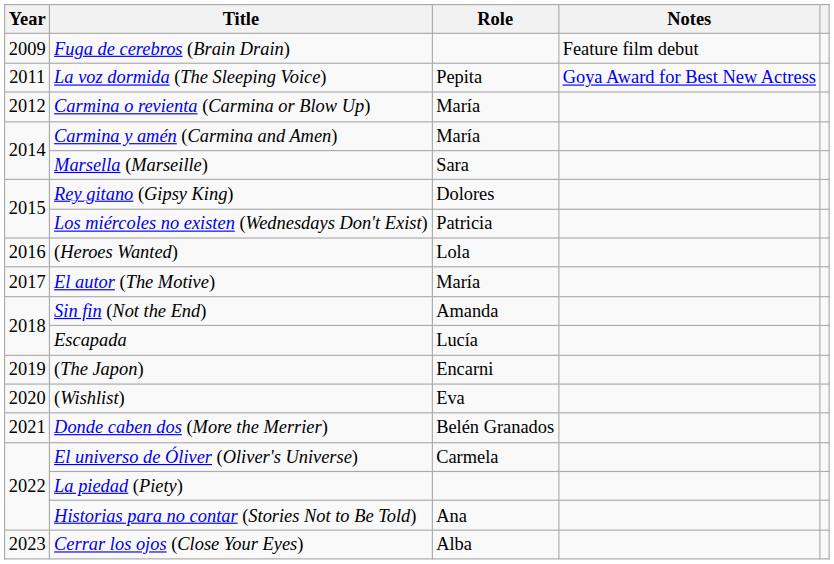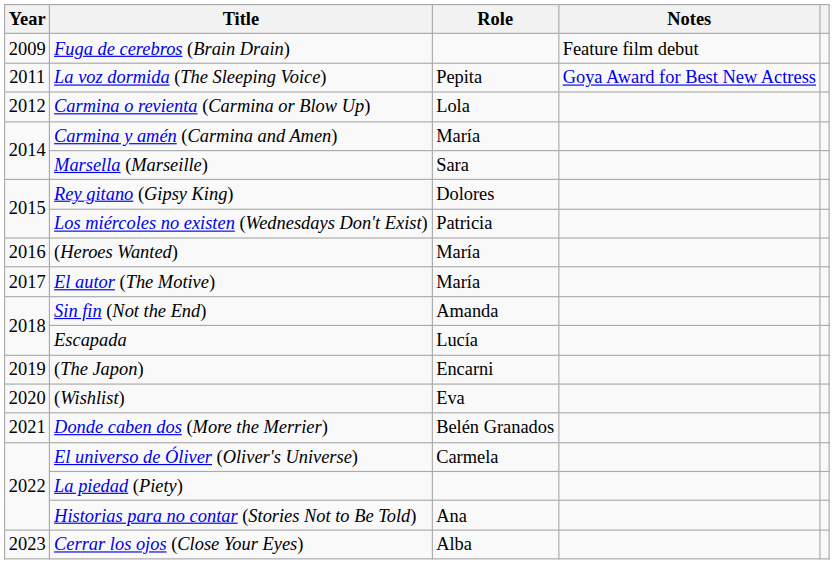(458, 106) María -> (453, 106) Lola
(453, 252) Lola -> (458, 252) María
